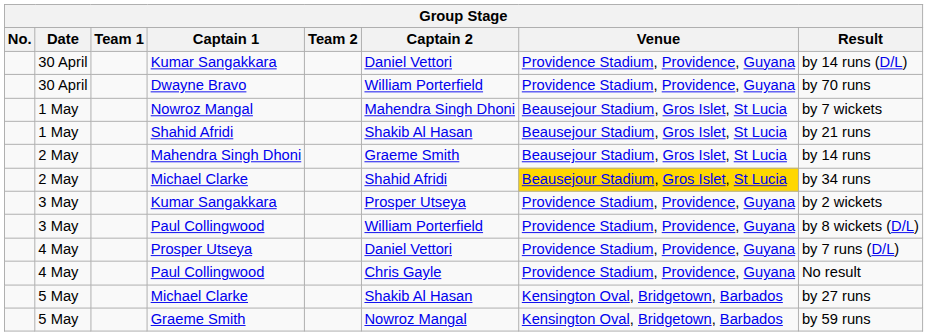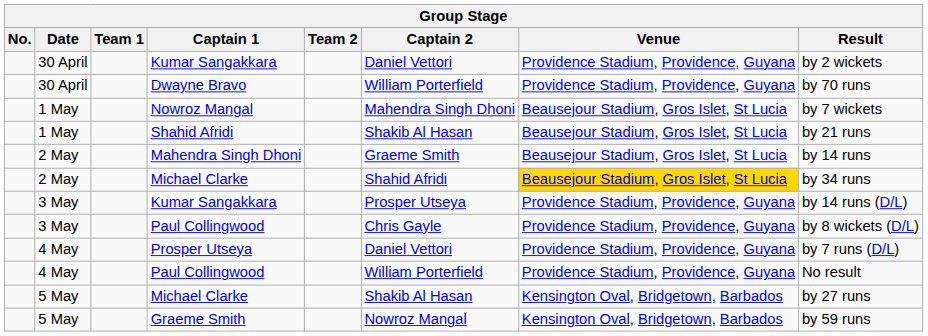(855, 62) by 14 runs (D/L) -> (842, 62) by 2 wickets
(842, 202) by 2 wickets -> (855, 202) by 14 runs (D/L)
(424, 226) William Porterfield -> (403, 226) Chris Gayle
(403, 272) Chris Gayle -> (424, 272) William Porterfield
